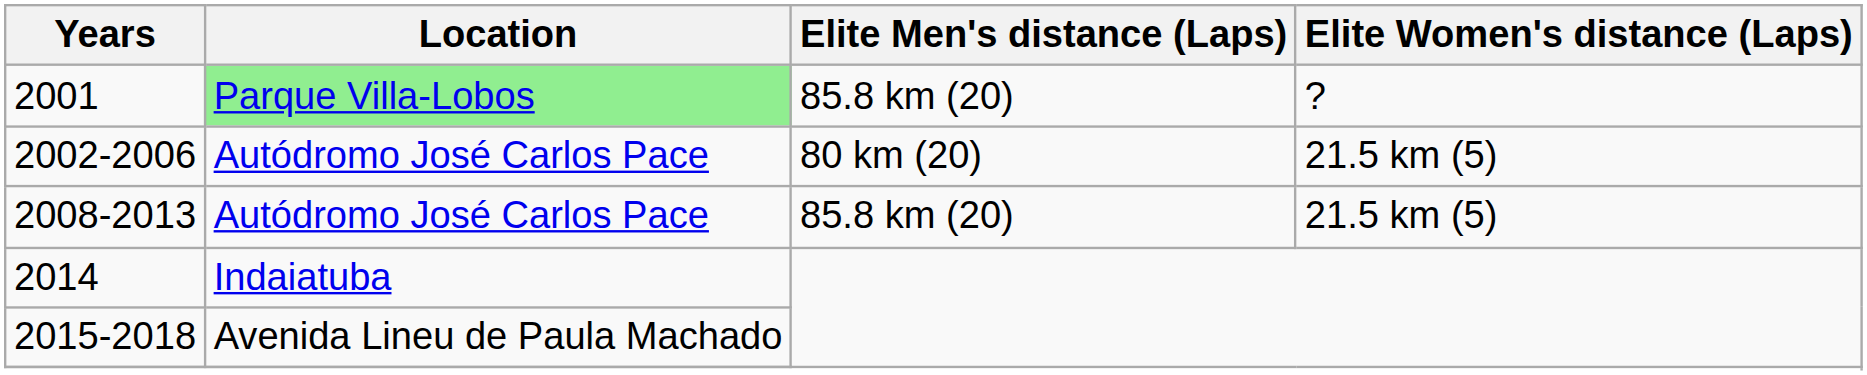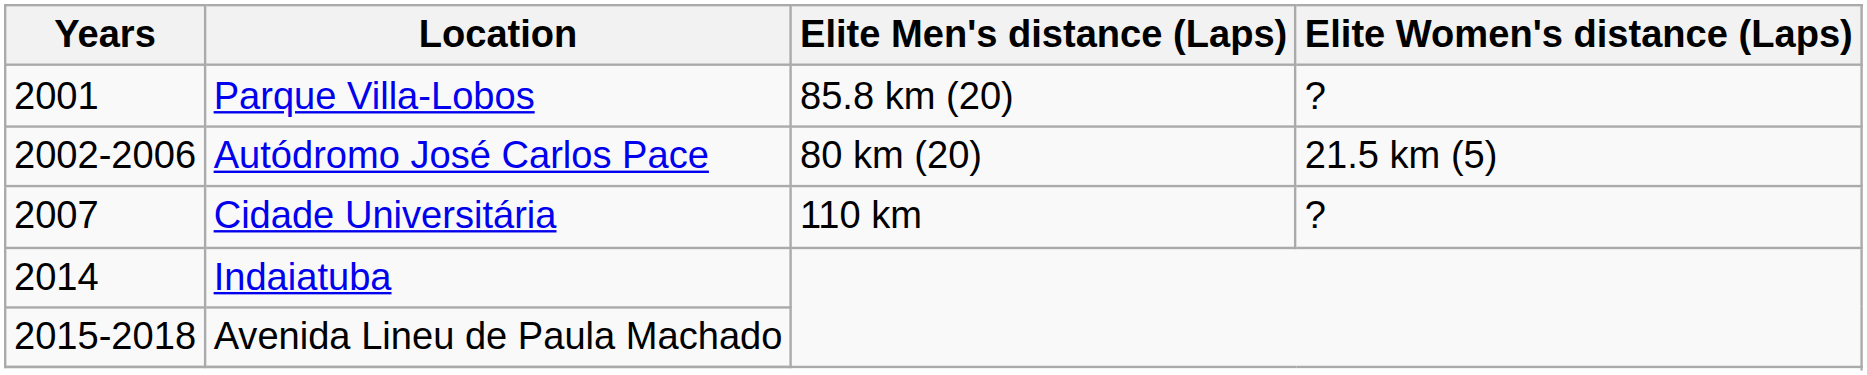(374, 95) lightgreen background -> (374, 95) no background
+ row: (56, 215)
- row: (105, 215)
